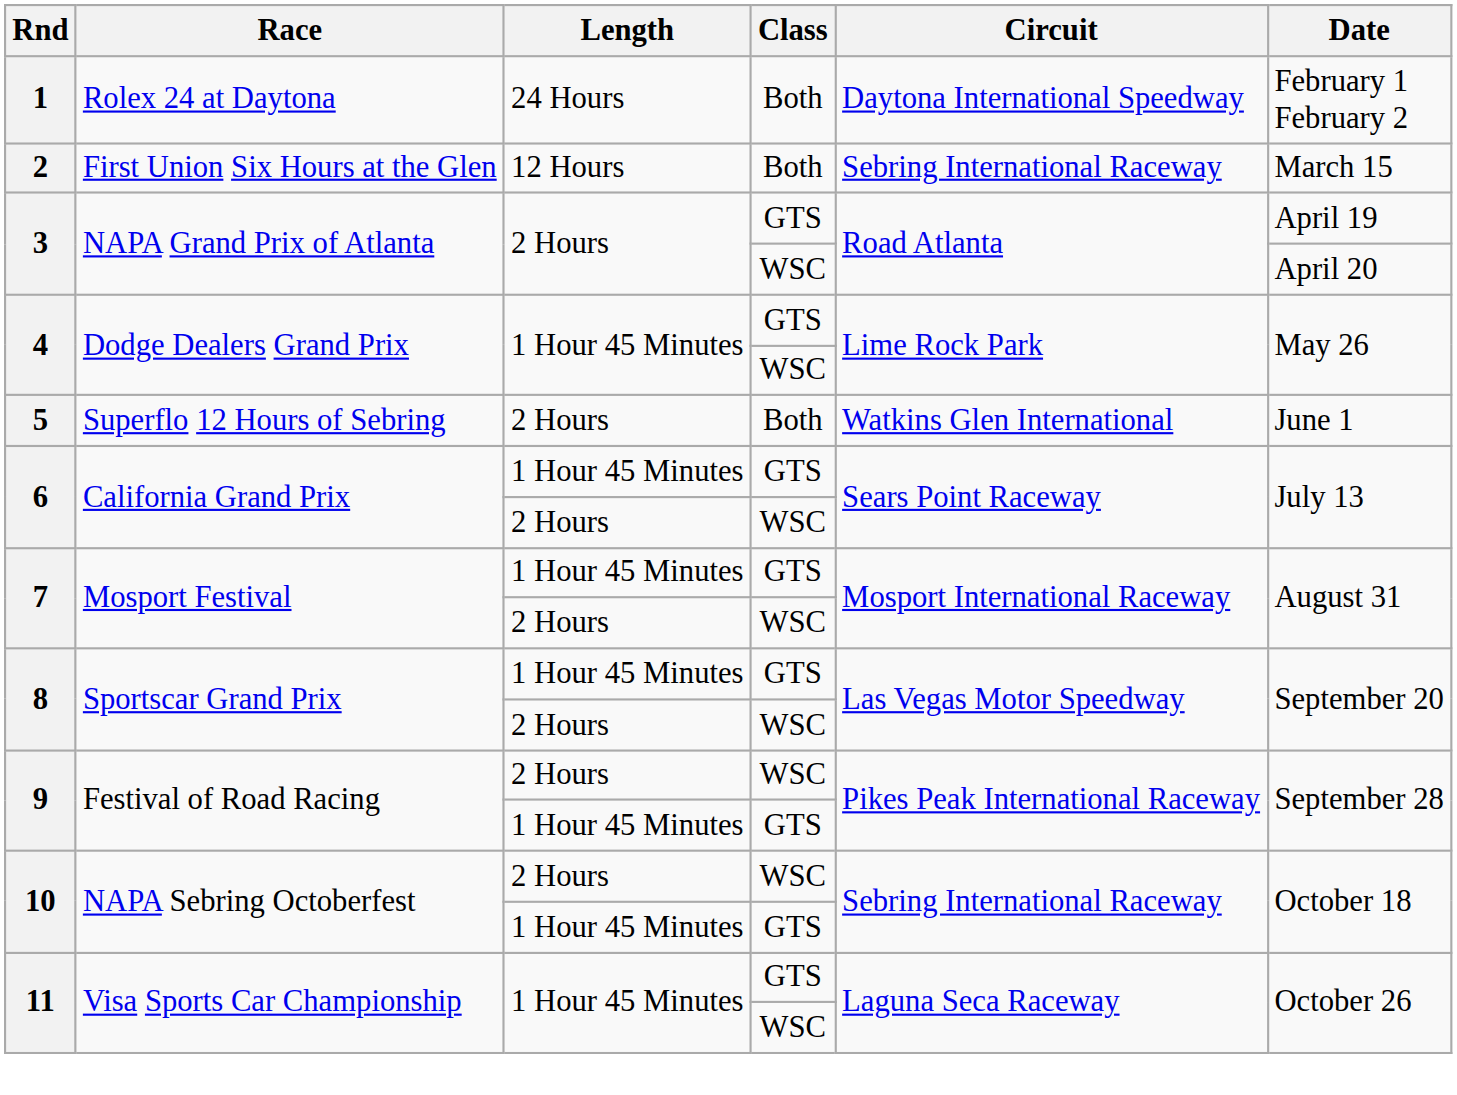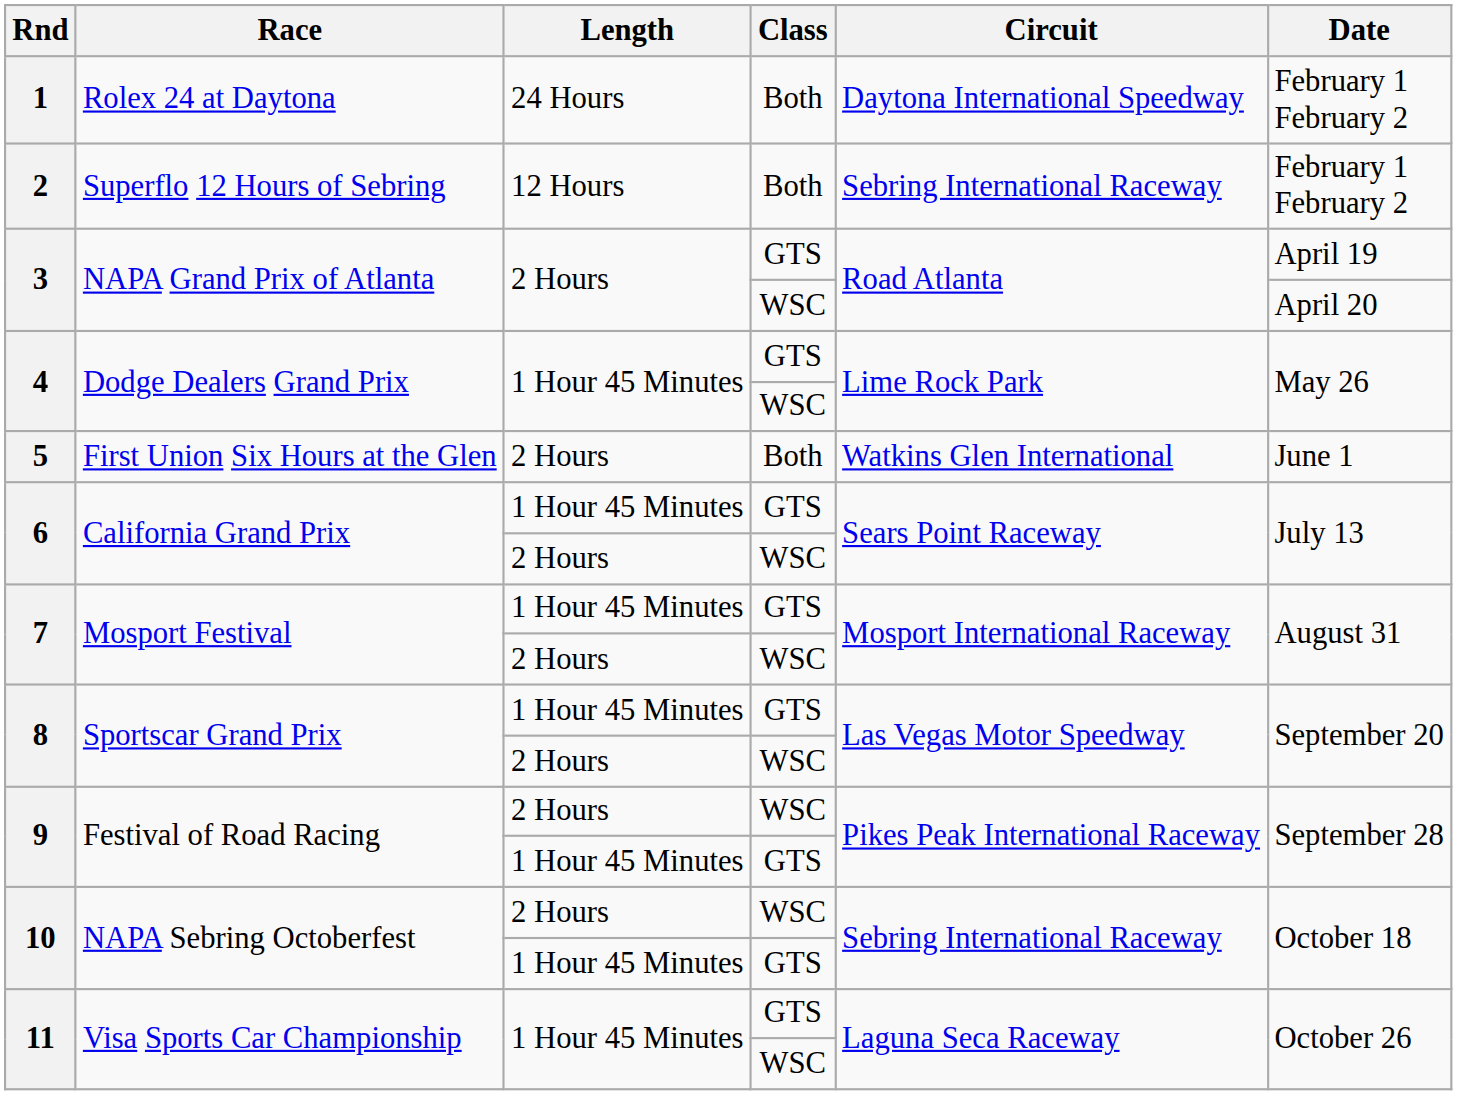(290, 167) First Union Six Hours at the Glen -> (264, 185) Superflo 12 Hours of Sebring
(1334, 167) March 15 -> (1341, 185) February 1 February 2
(264, 420) Superflo 12 Hours of Sebring -> (290, 456) First Union Six Hours at the Glen
